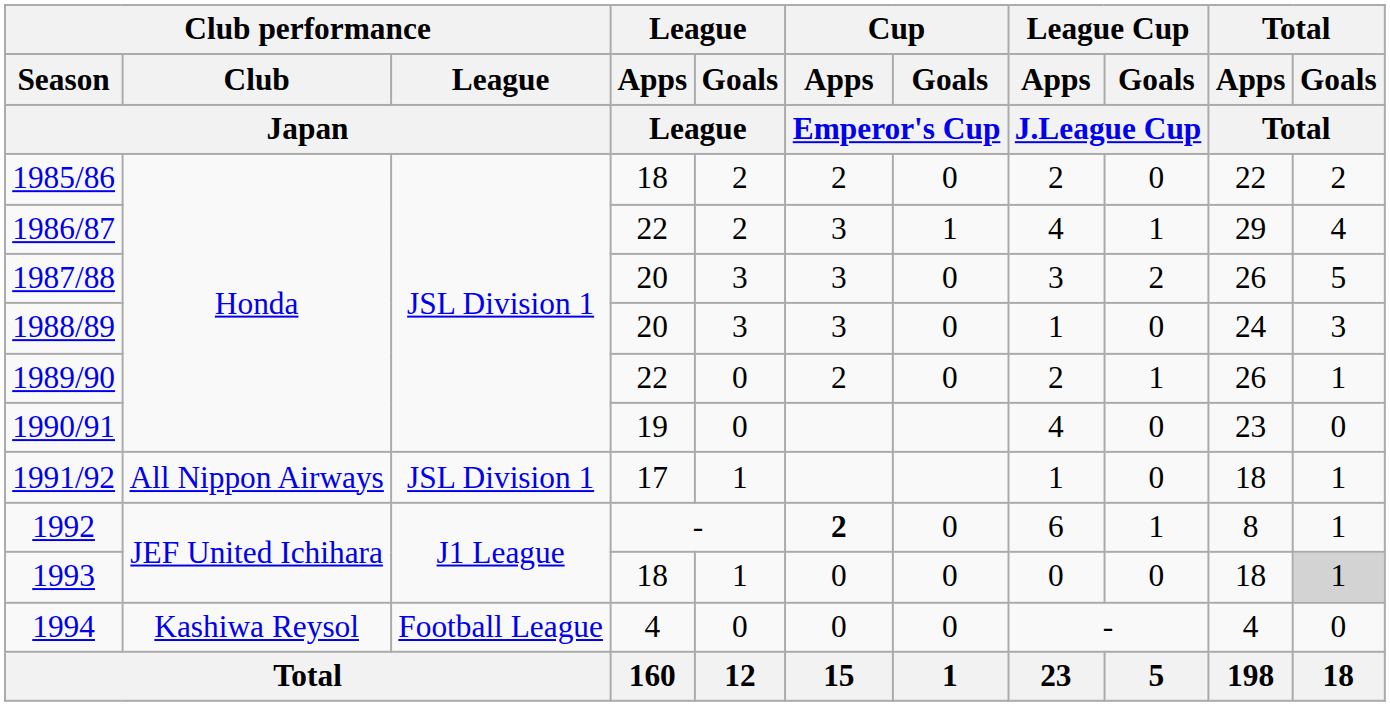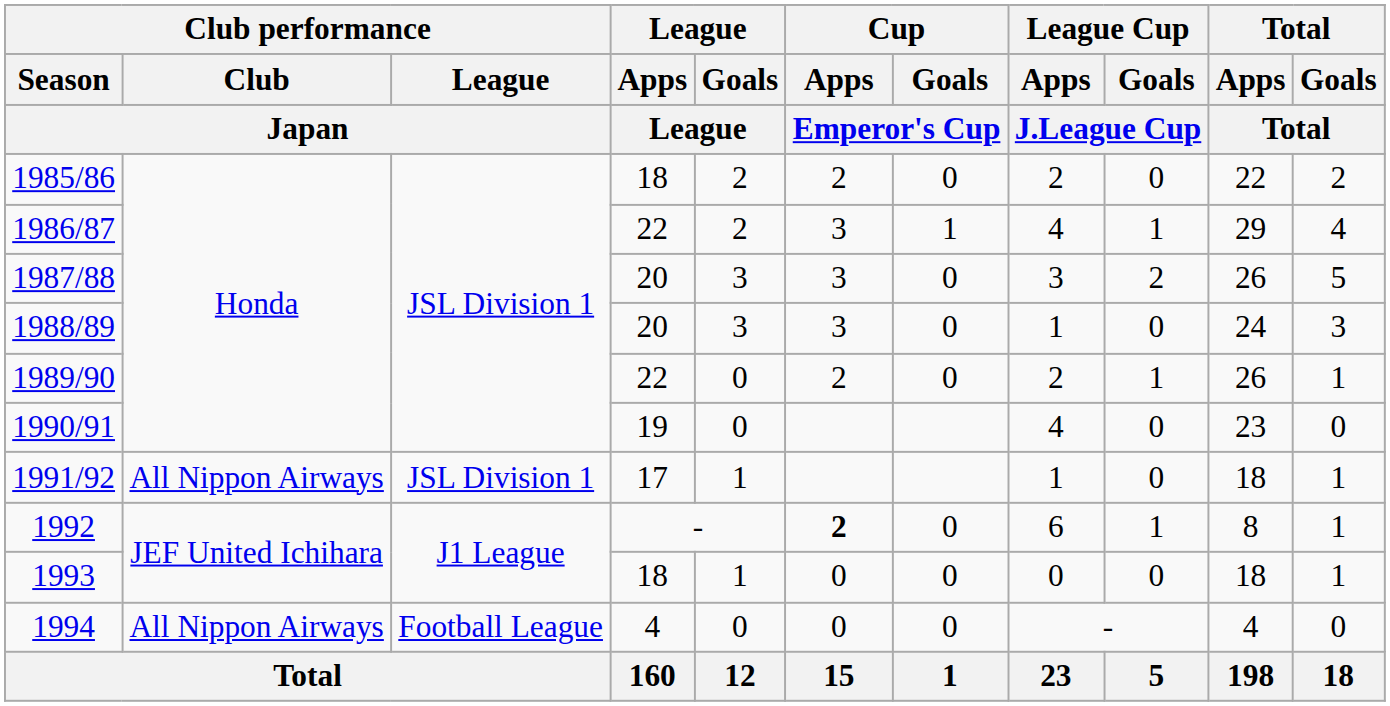(1338, 576) lightgrey background -> (1338, 576) no background
(257, 626) Kashiwa Reysol -> (257, 626) All Nippon Airways
